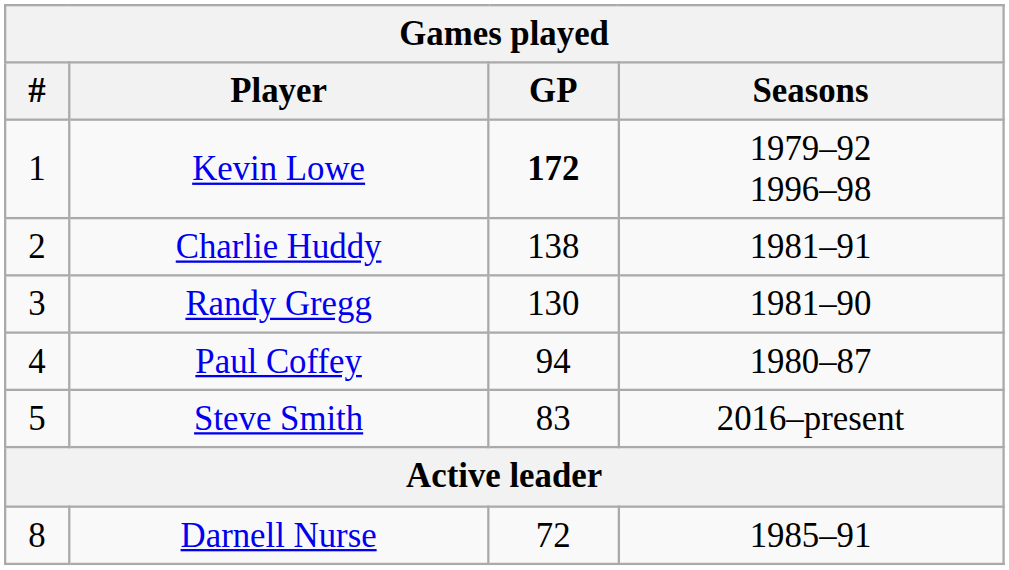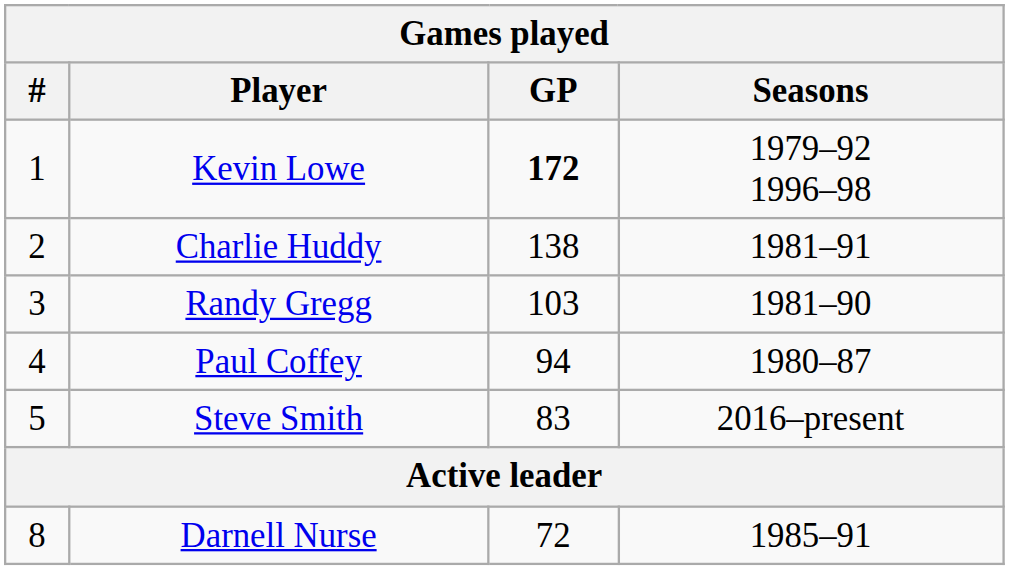(553, 304) 130 -> (553, 304) 103
